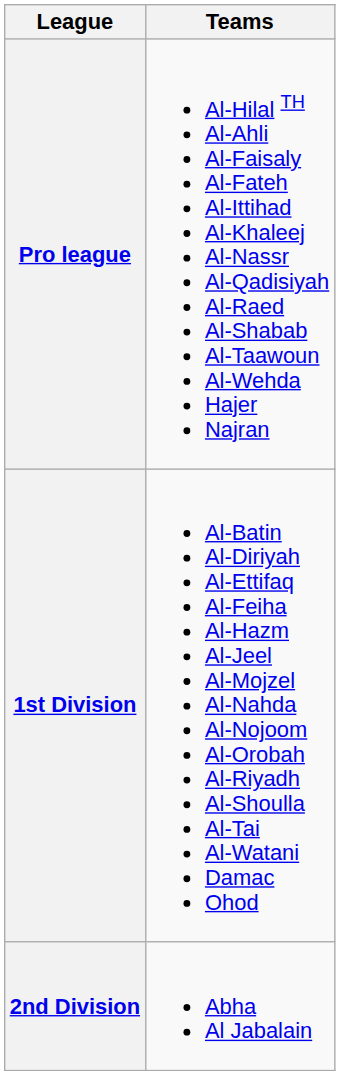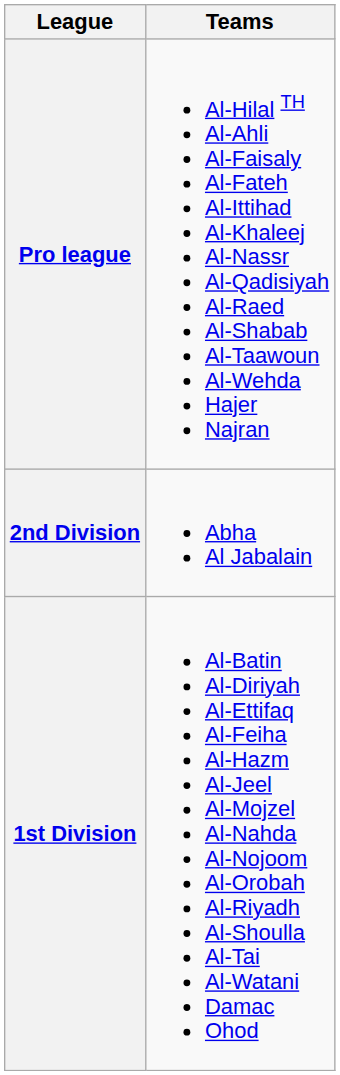rows swapped: (75, 705) <-> (75, 1006)
